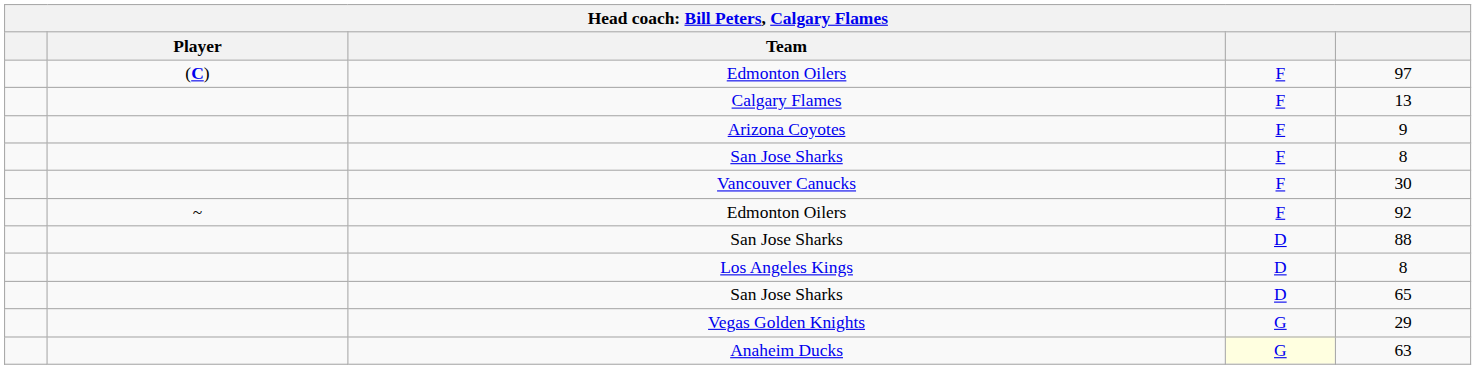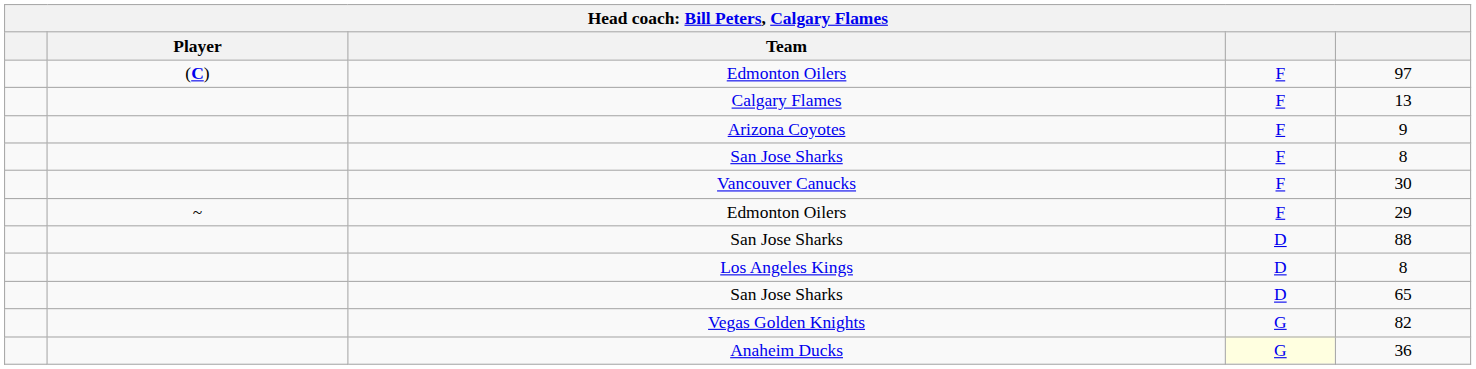(1403, 211) 92 -> (1403, 211) 29
(1403, 322) 29 -> (1403, 322) 82
(1403, 350) 63 -> (1403, 350) 36
